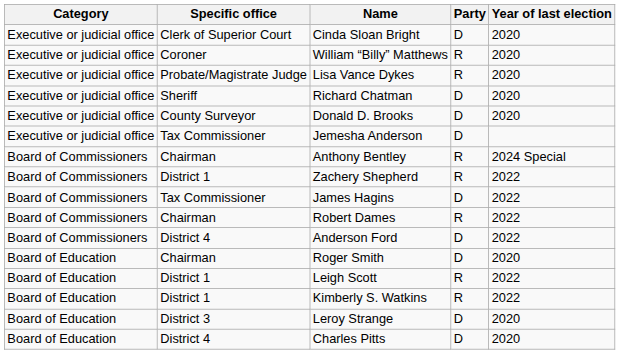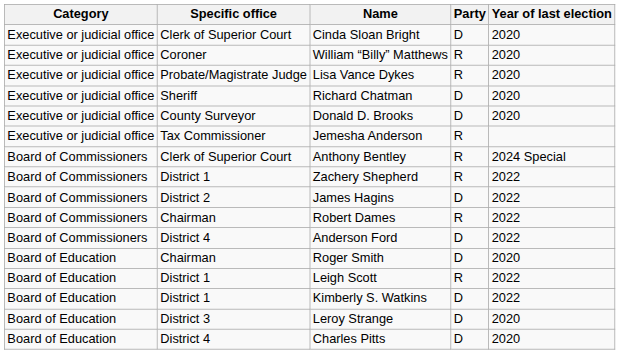(458, 136) D -> (458, 136) R
(188, 156) Chairman -> (226, 156) Clerk of Superior Court
(213, 197) Tax Commissioner -> (185, 197) District 2
(458, 298) R -> (458, 298) D
